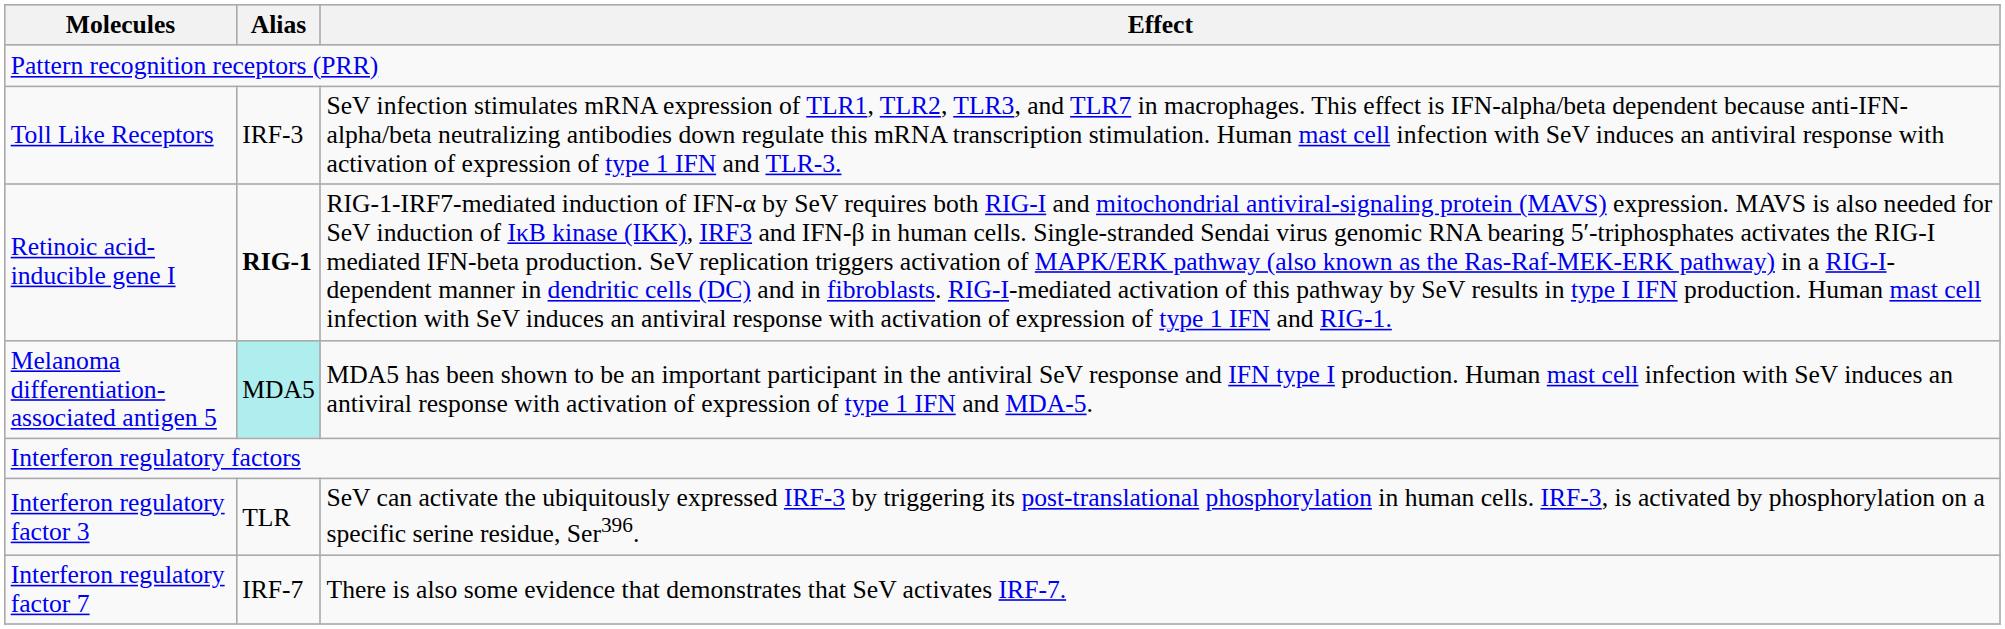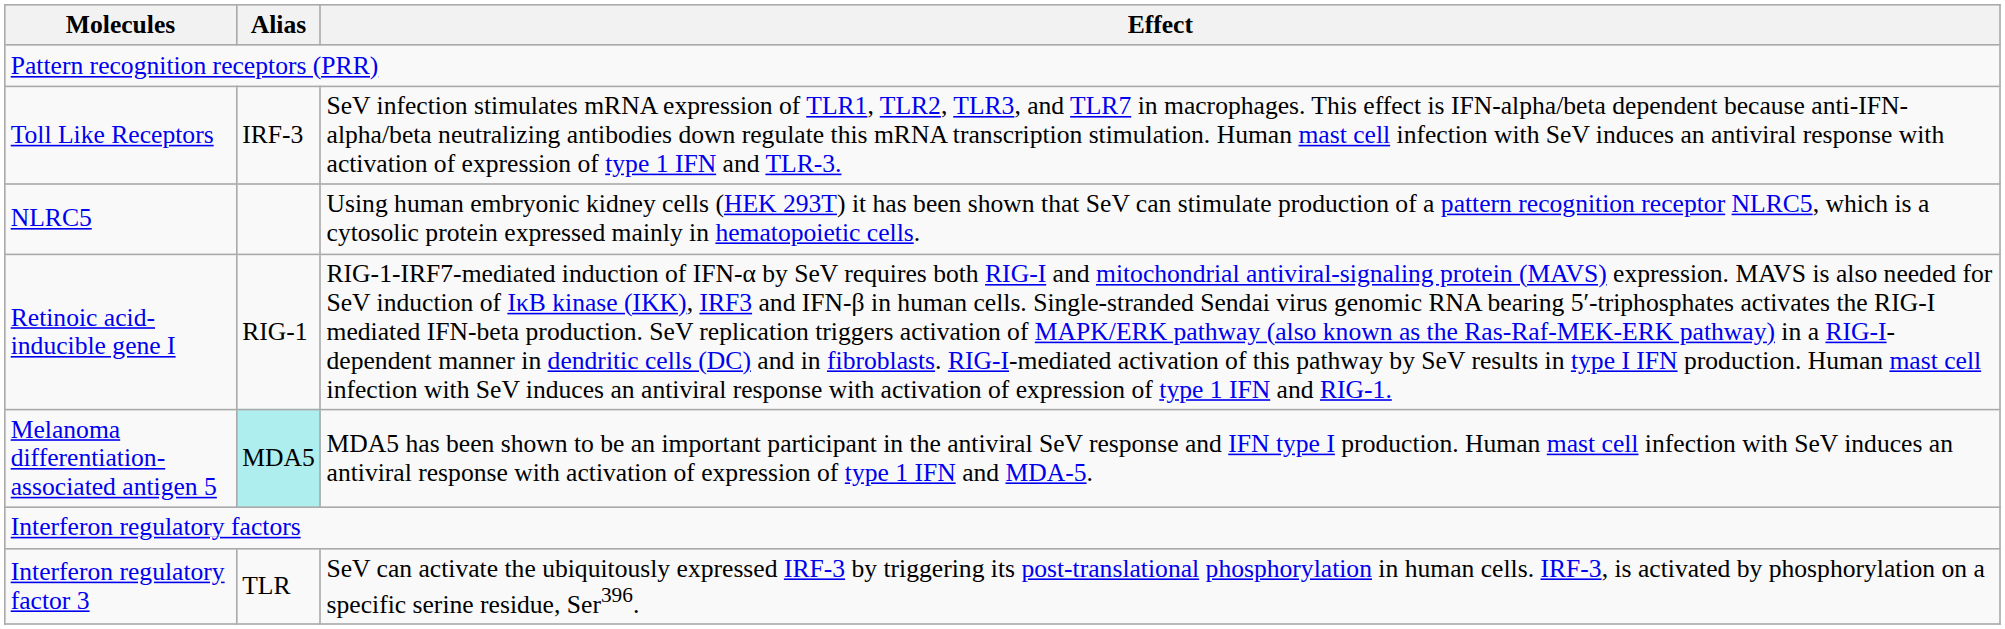+ row: (51, 218)
(277, 261) bold -> (275, 331) normal
- row: (118, 589)
